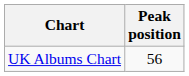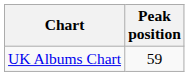(154, 58) 56 -> (154, 58) 59
